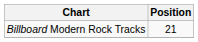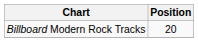(171, 29) 21 -> (171, 29) 20
